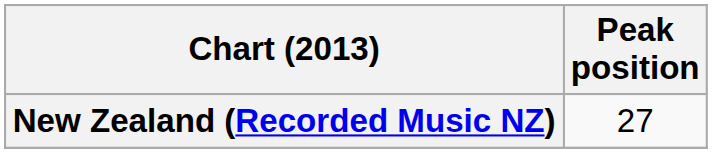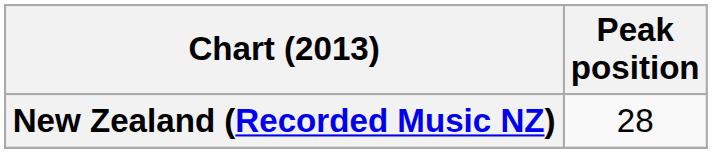(635, 120) 27 -> (635, 120) 28
